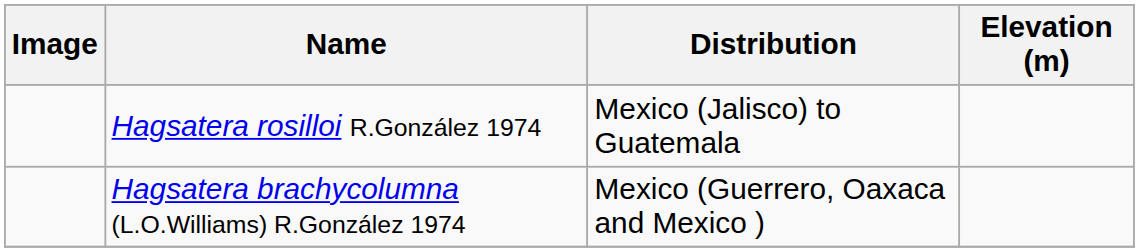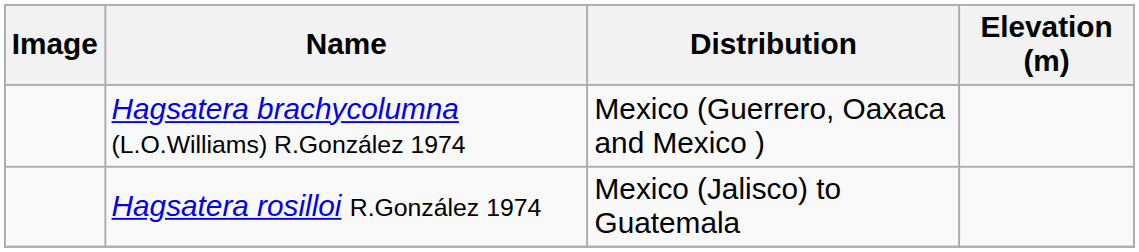rows swapped: (289, 206) <-> (326, 125)
